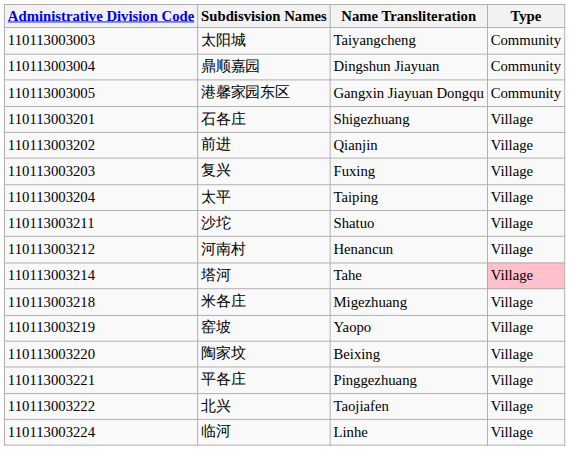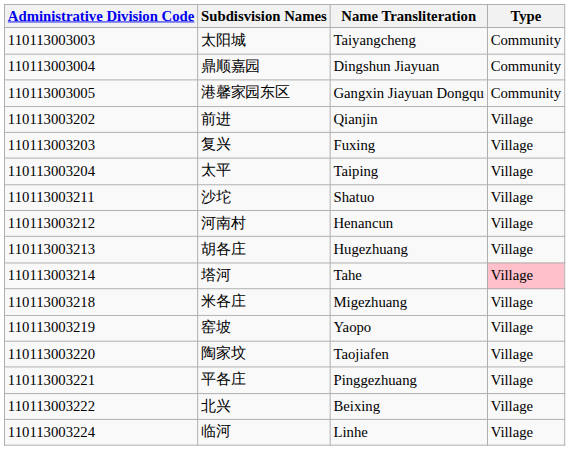- row: (223, 118)
+ row: (223, 249)
(357, 354) Beixing -> (361, 354) Taojiafen
(361, 406) Taojiafen -> (357, 406) Beixing
